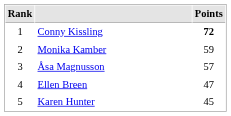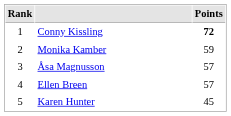(209, 84) 47 -> (209, 84) 57
